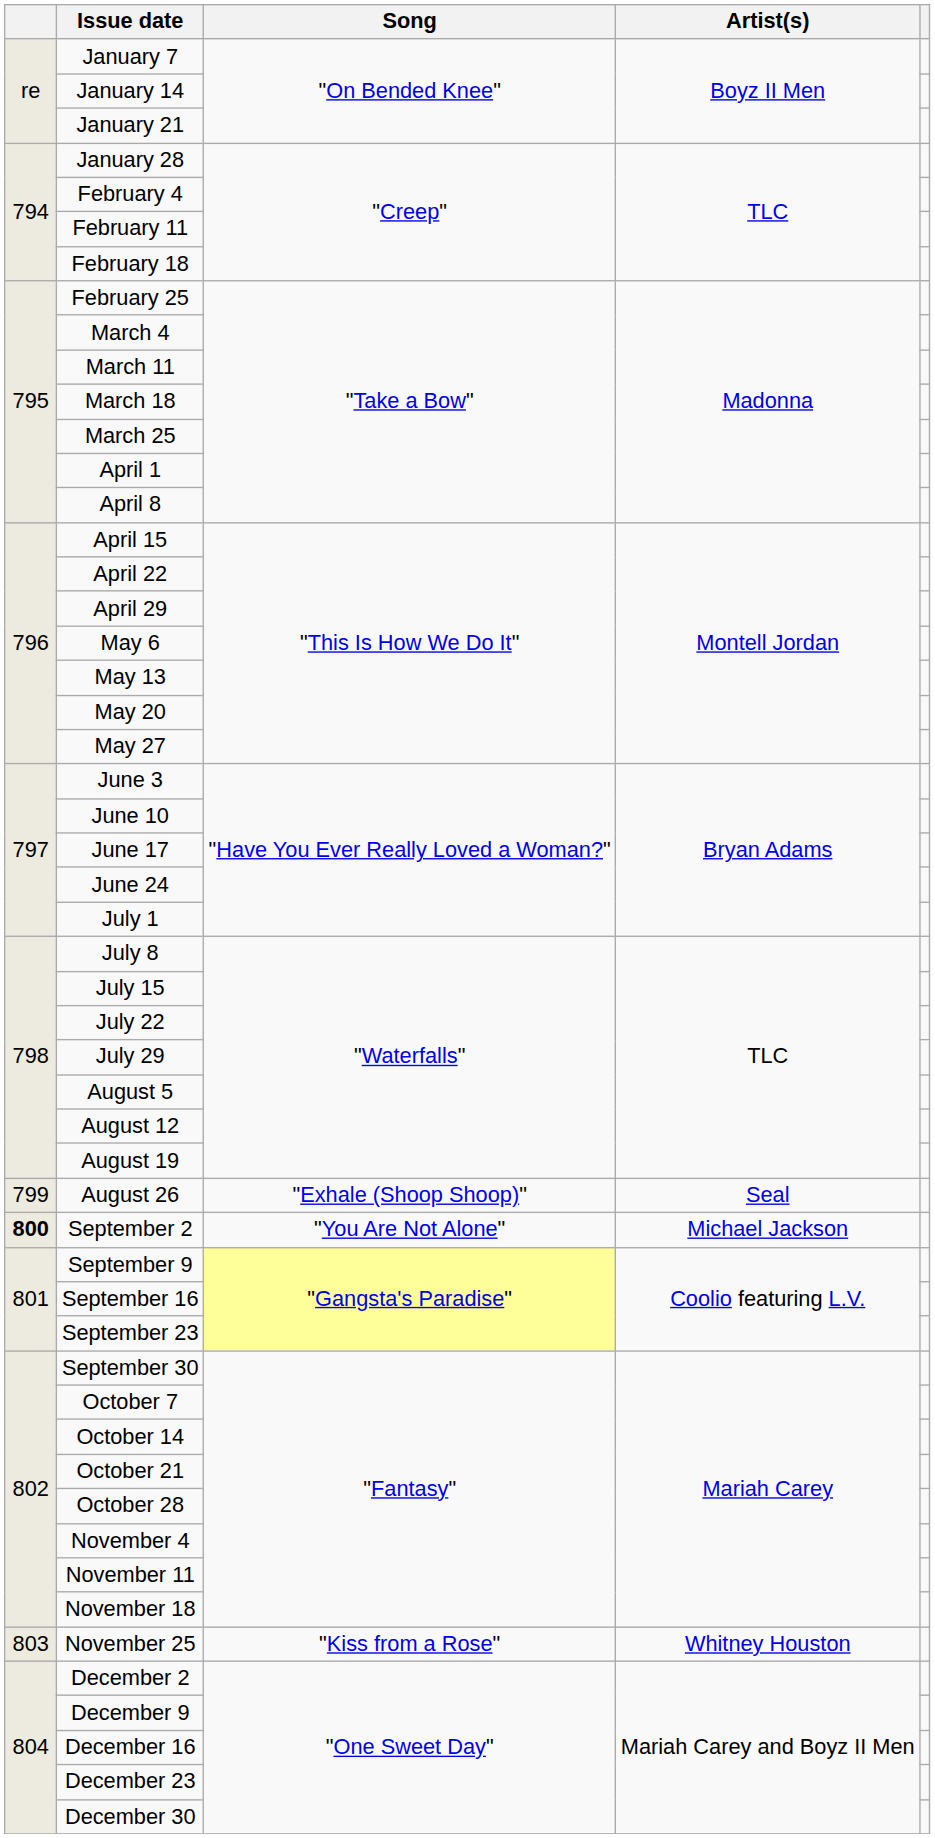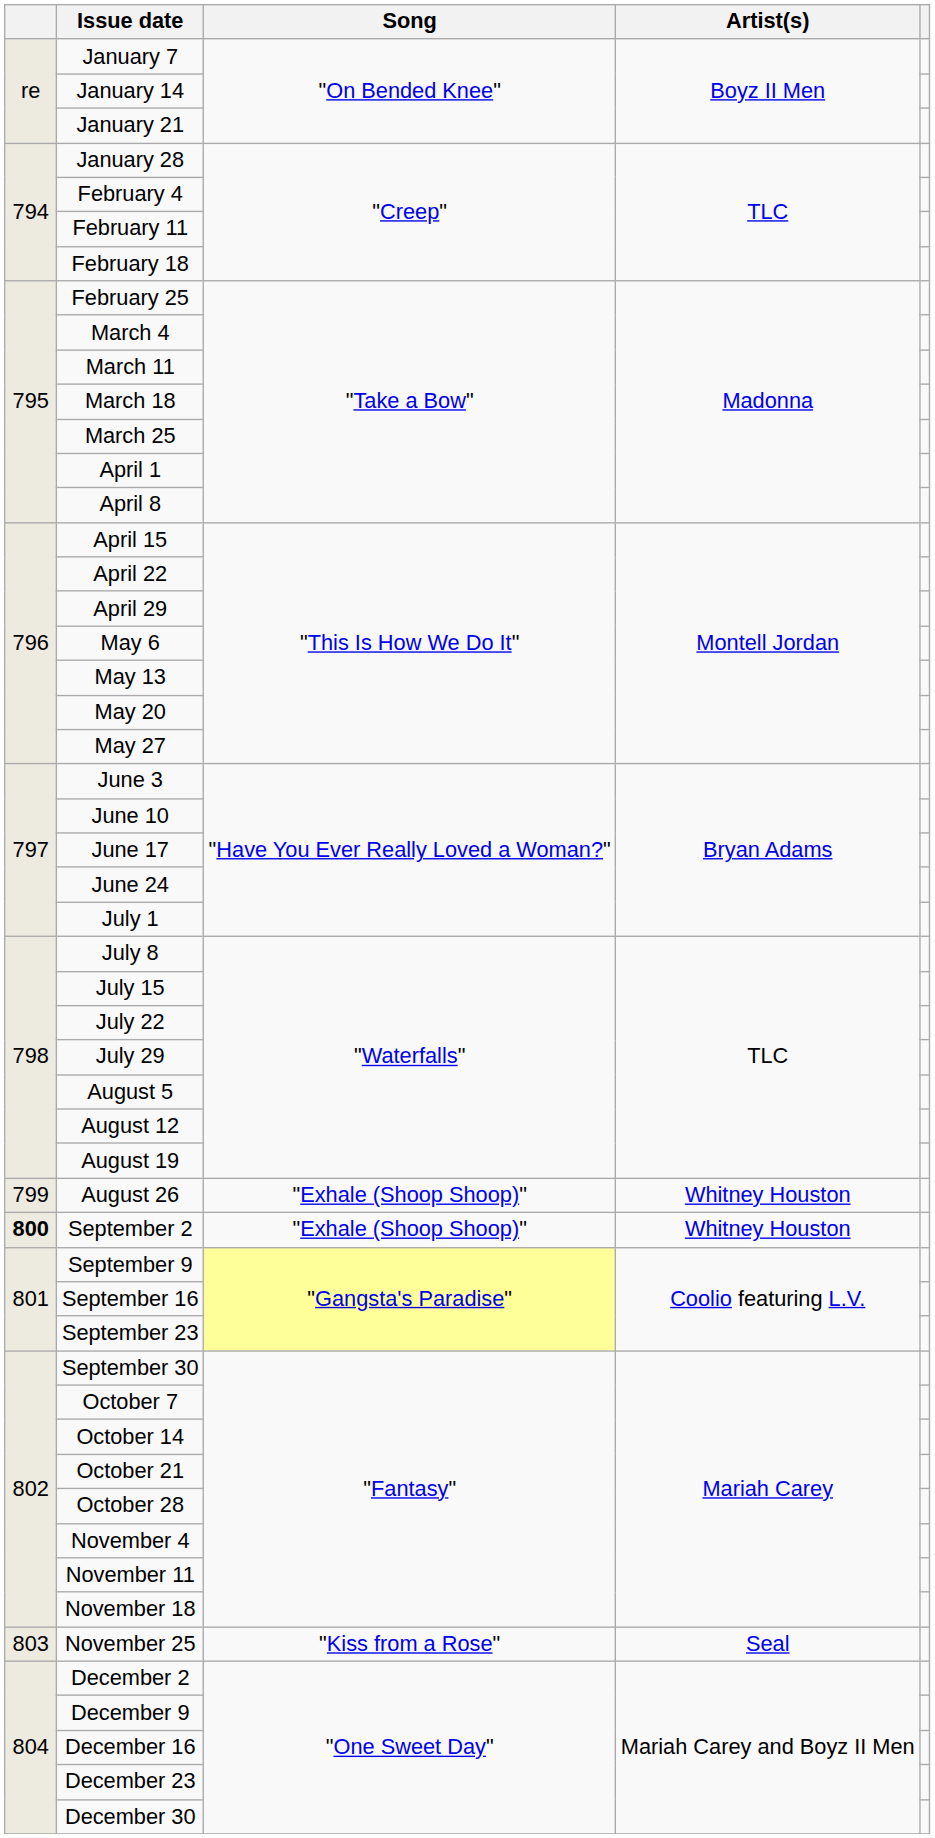(768, 1195) Seal -> (768, 1195) Whitney Houston
(410, 1229) "You Are Not Alone" -> (410, 1229) "Exhale (Shoop Shoop)"
(768, 1229) Michael Jackson -> (768, 1229) Whitney Houston
(768, 1643) Whitney Houston -> (768, 1643) Seal
